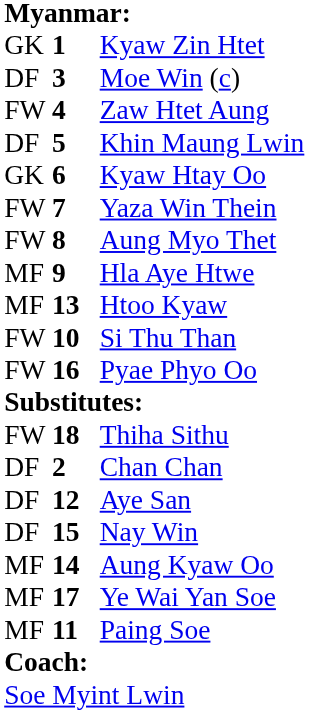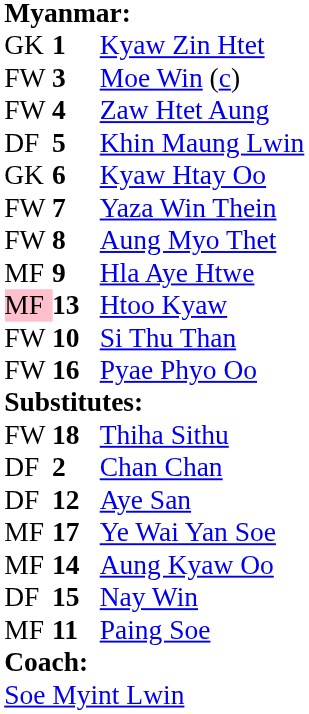(22, 77) DF -> (25, 77) FW
(24, 305) no background -> (24, 305) pink background
rows swapped: (149, 532) <-> (188, 597)
